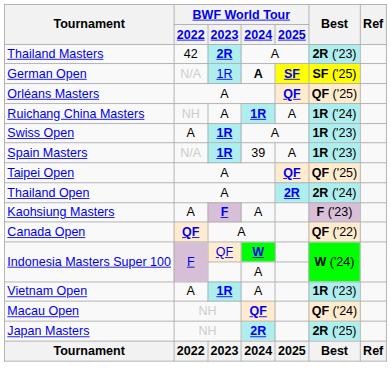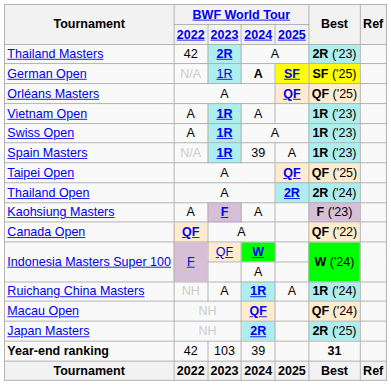rows swapped: (76, 114) <-> (47, 292)
+ row: (58, 351)
